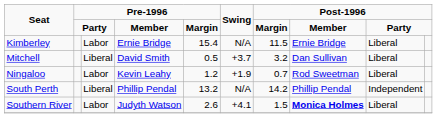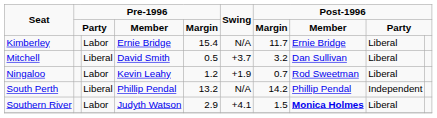(278, 43) 11.5 -> (278, 43) 11.7
(211, 105) 2.6 -> (211, 105) 2.9
